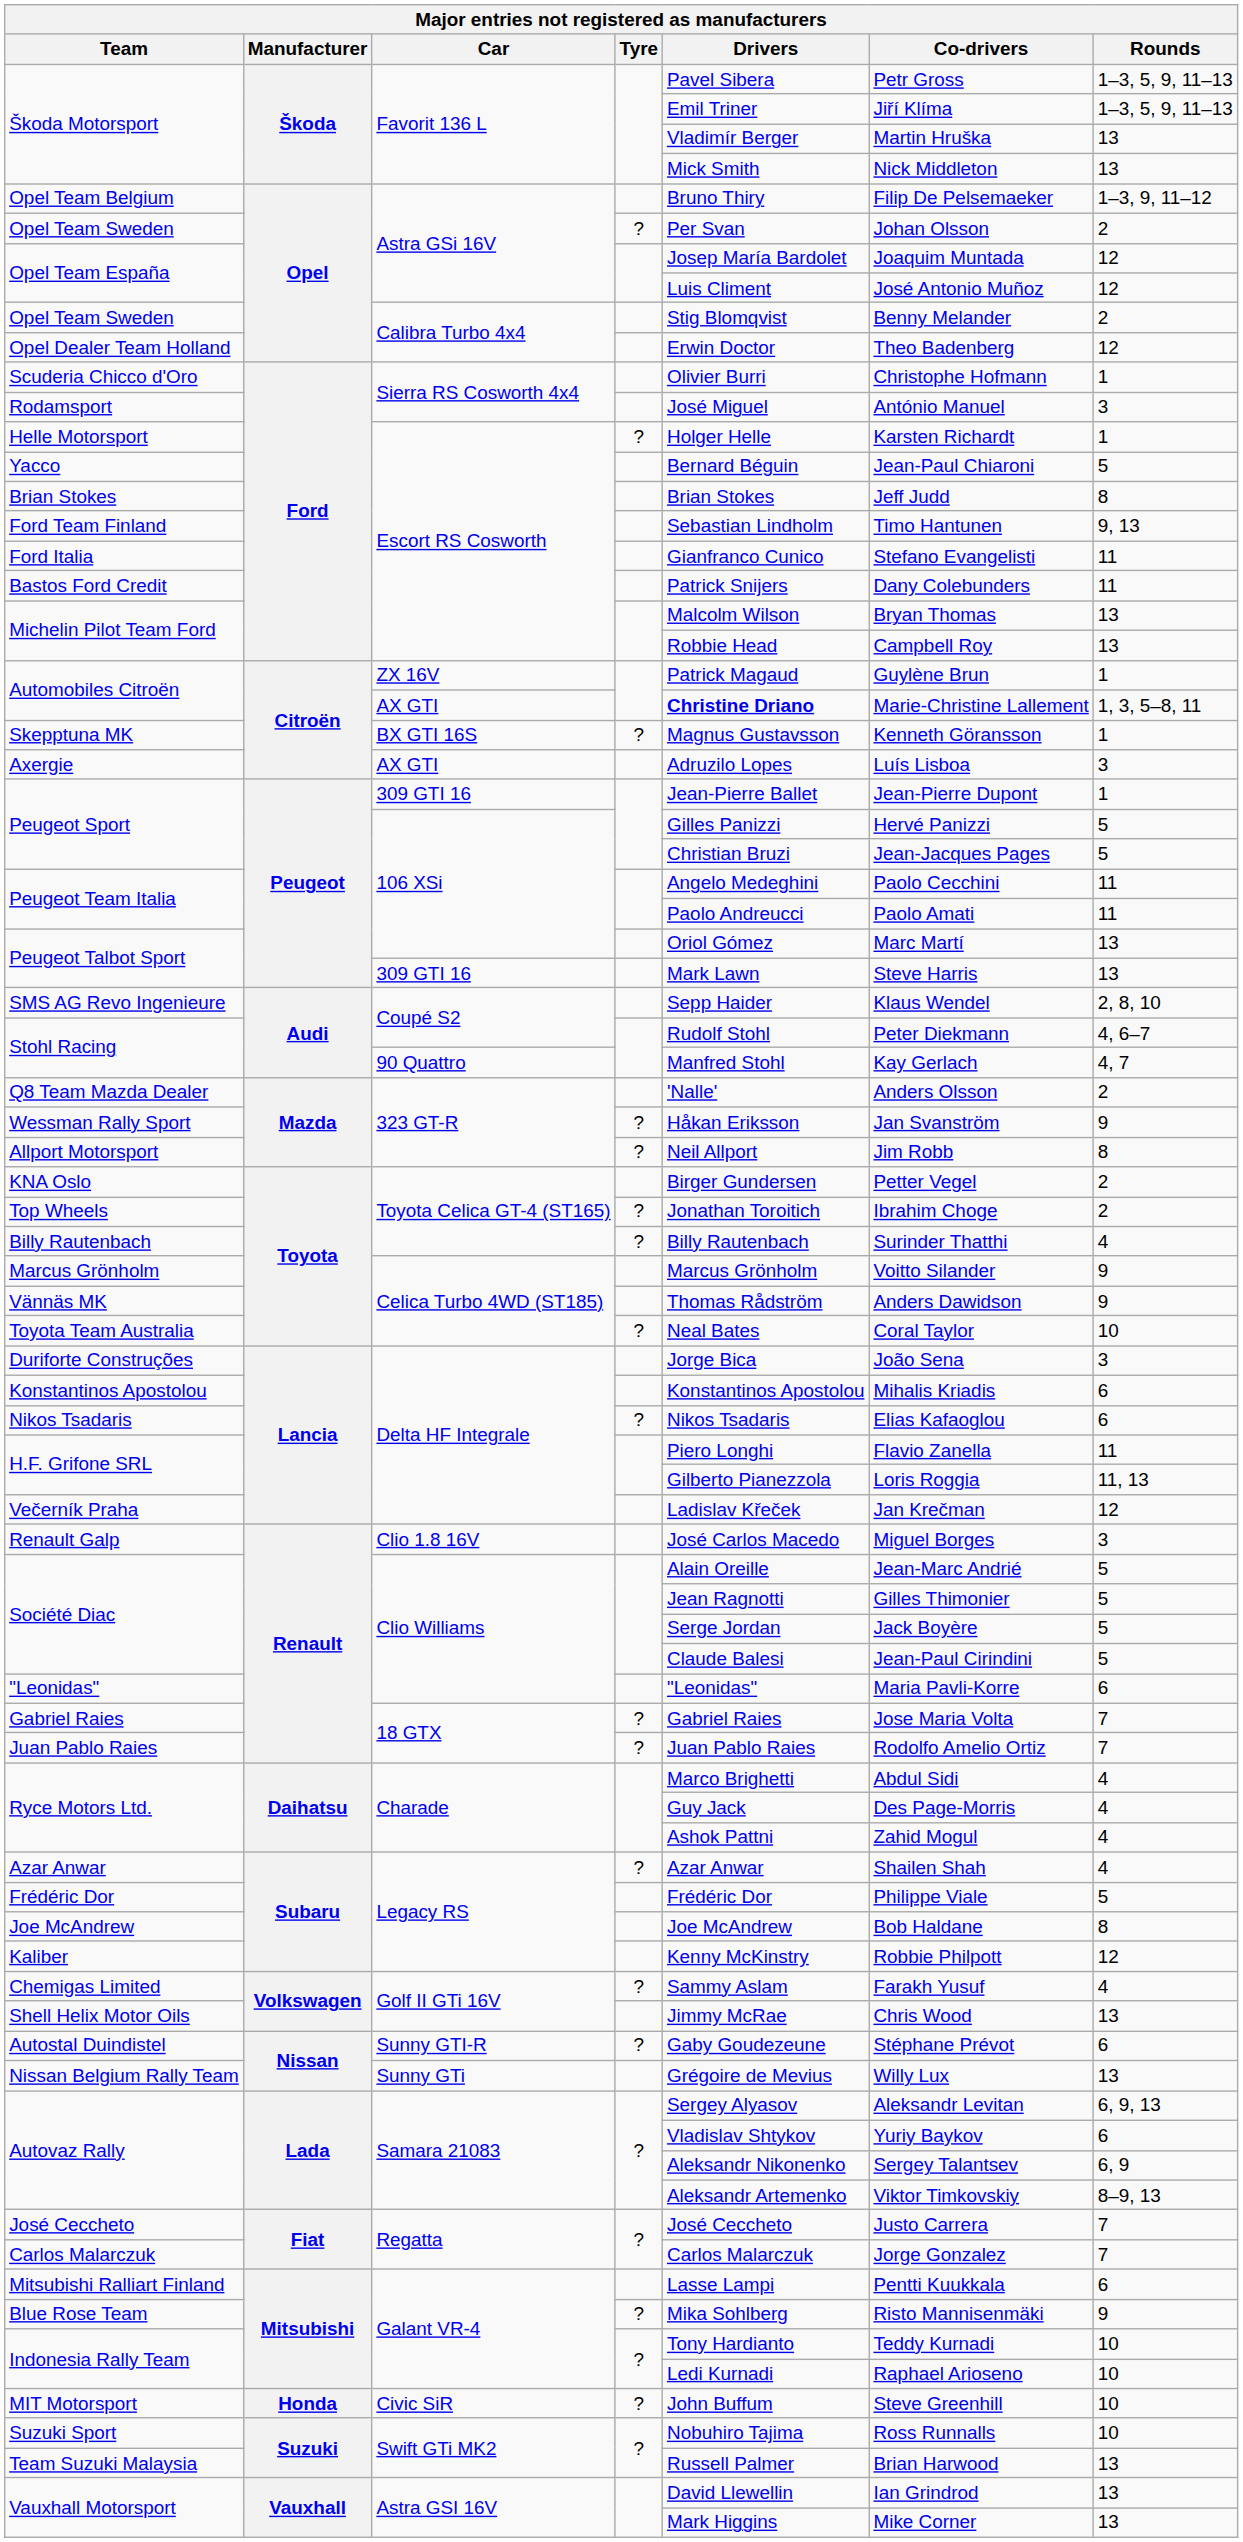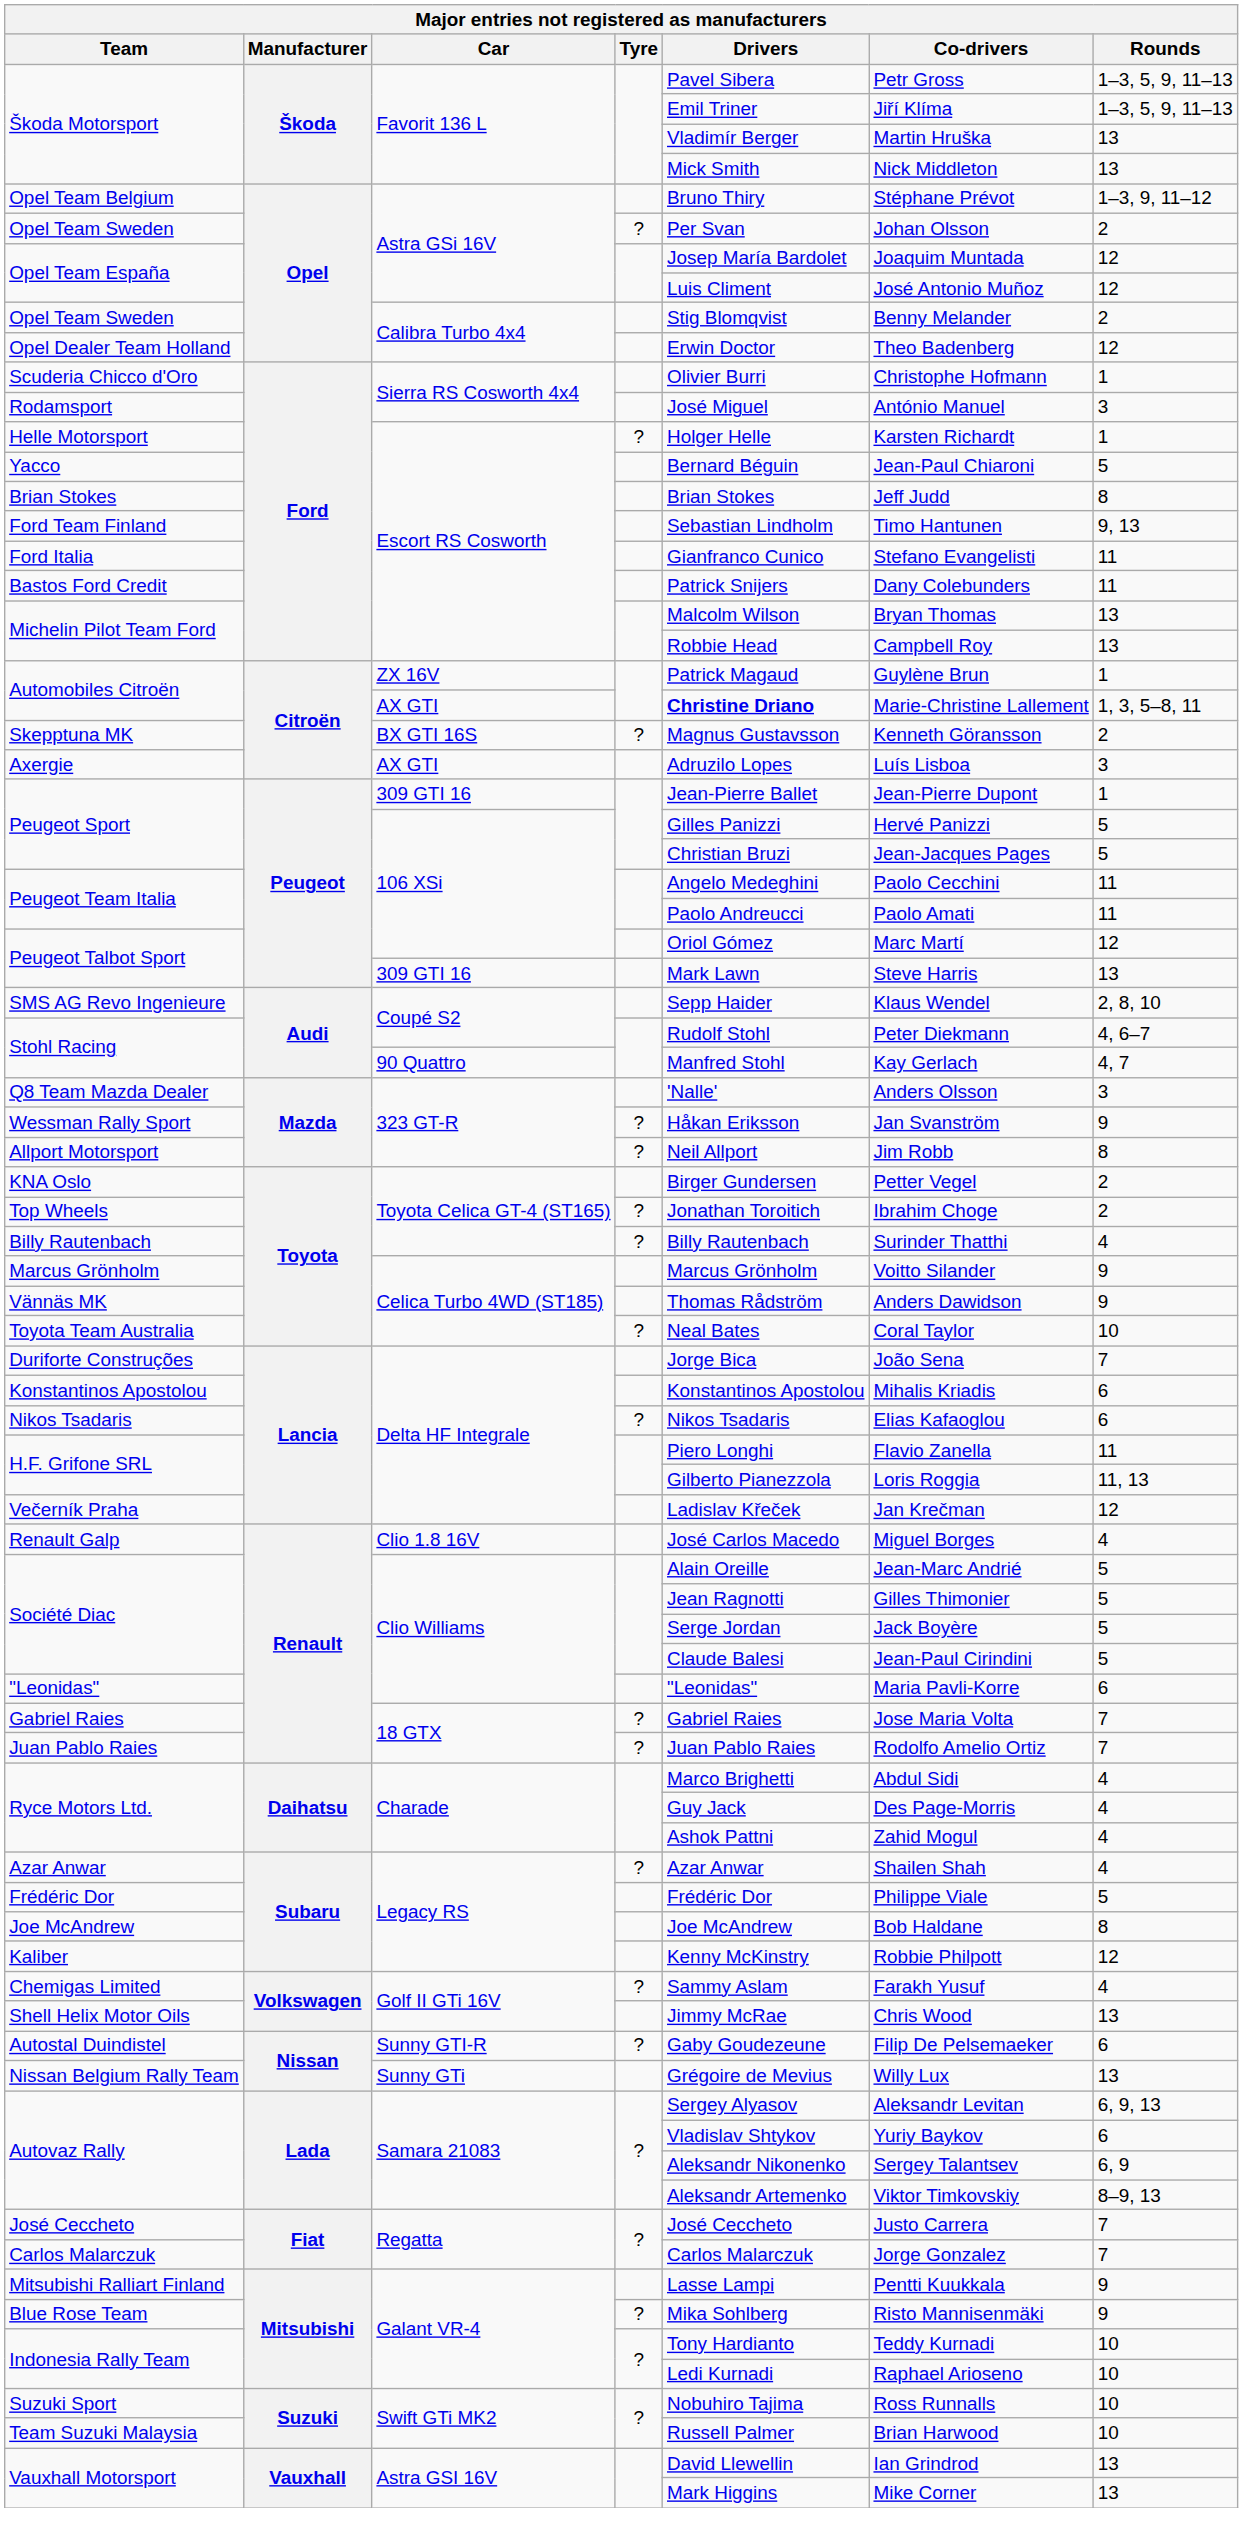(963, 198) Filip De Pelsemaeker -> (944, 198) Stéphane Prévot
(1103, 734) 1 -> (1103, 734) 2
(1108, 943) 13 -> (1108, 943) 12
(1103, 1092) 2 -> (1103, 1092) 3
(1103, 1360) 3 -> (1103, 1360) 7
(1103, 1539) 3 -> (1103, 1539) 4
(944, 2045) Stéphane Prévot -> (963, 2045) Filip De Pelsemaeker
(1103, 2284) 6 -> (1103, 2284) 9
- row: (73, 2403)
(1108, 2463) 13 -> (1108, 2433) 10
